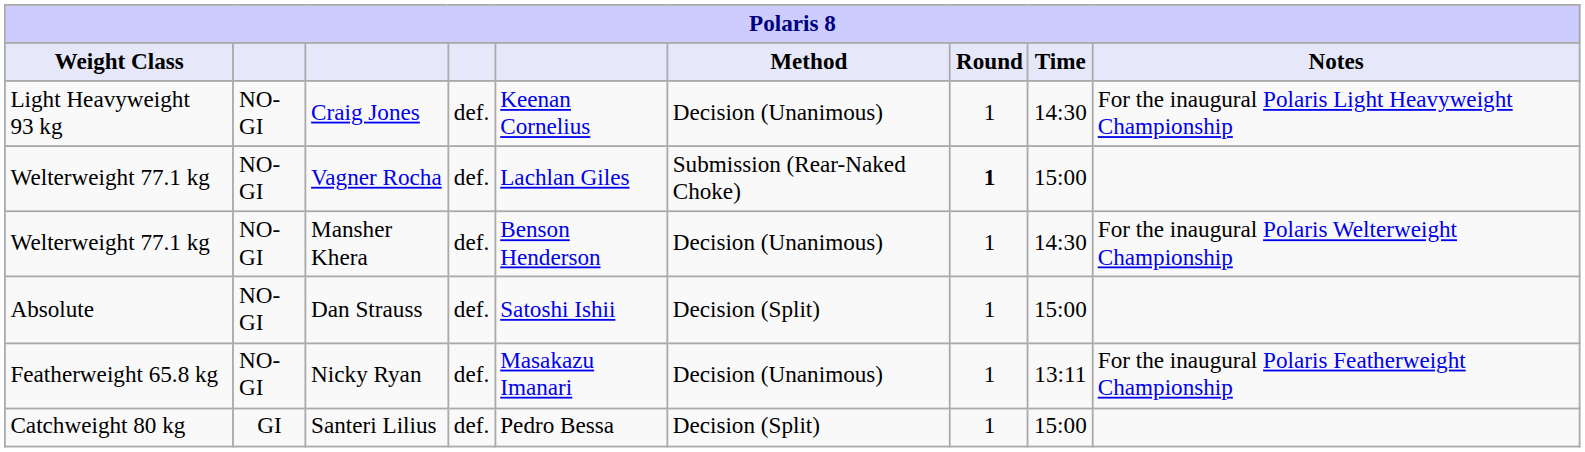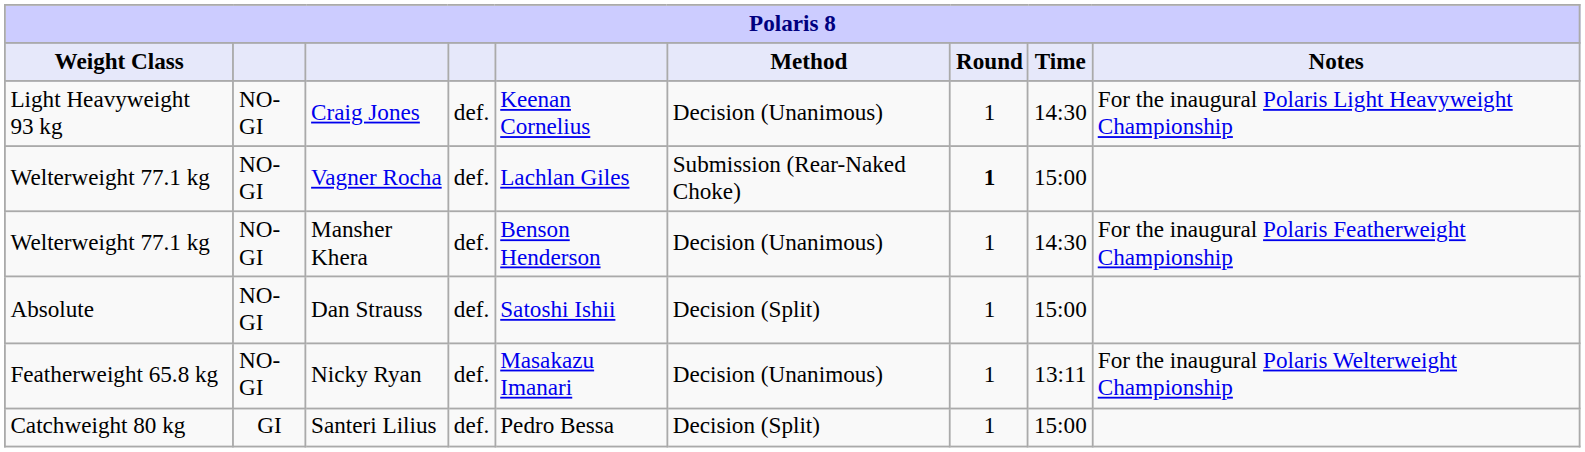(1277, 243) For the inaugural Polaris Welterweight Championship -> (1282, 243) For the inaugural Polaris Featherweight Championship
(1282, 374) For the inaugural Polaris Featherweight Championship -> (1277, 374) For the inaugural Polaris Welterweight Championship
